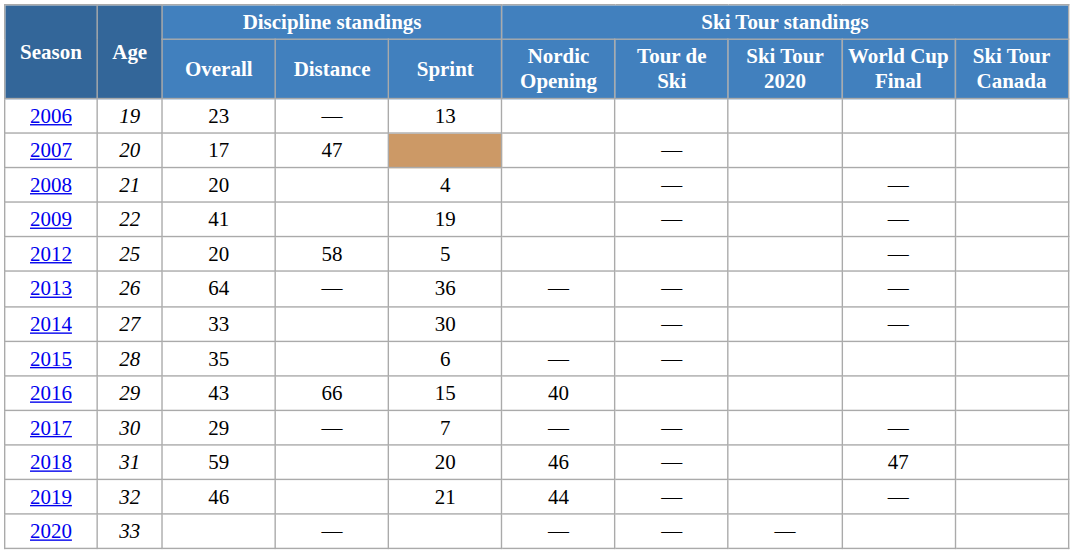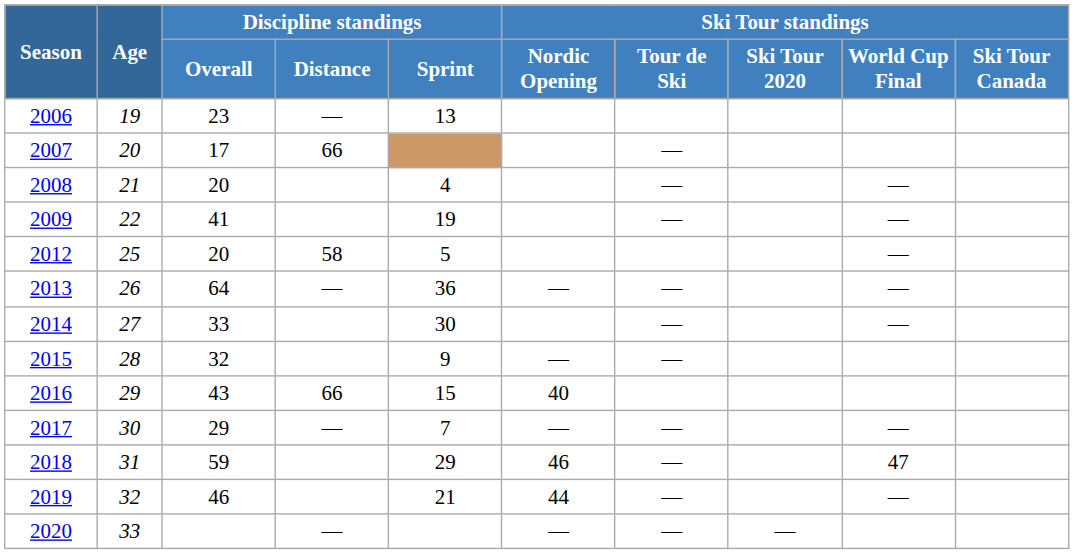(332, 150) 47 -> (332, 150) 66
(219, 358) 35 -> (219, 358) 32
(445, 358) 6 -> (445, 358) 9
(445, 461) 20 -> (445, 461) 29
